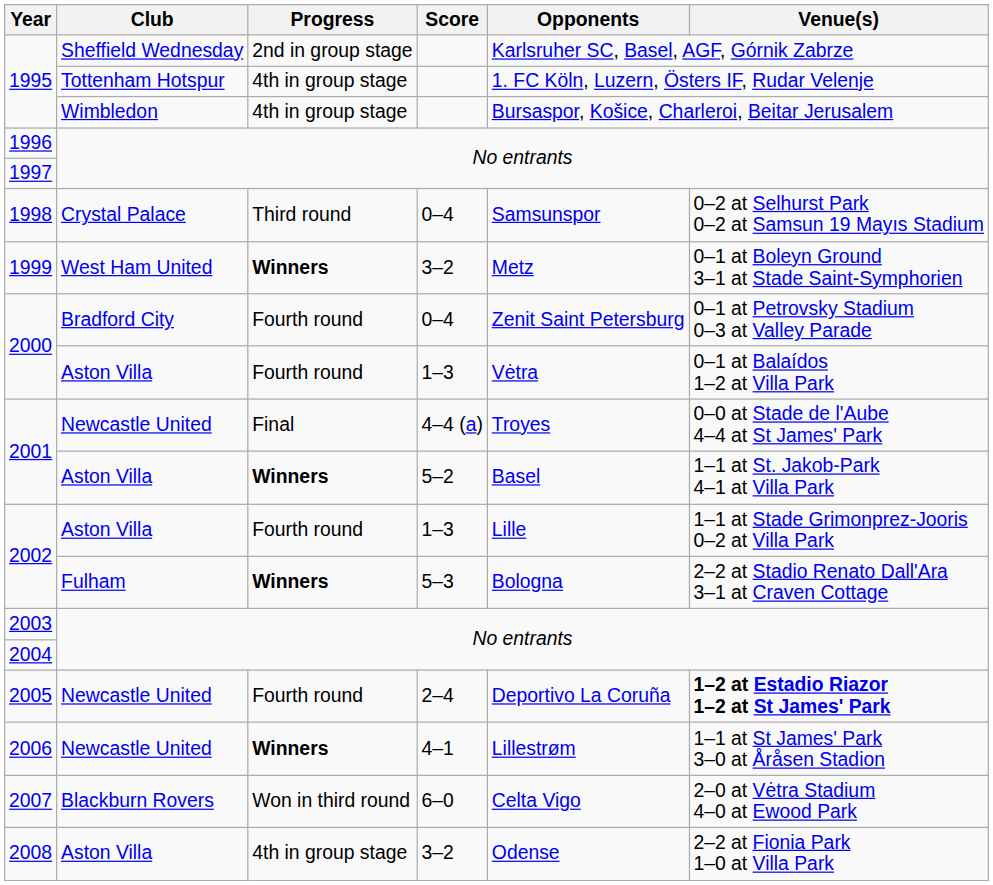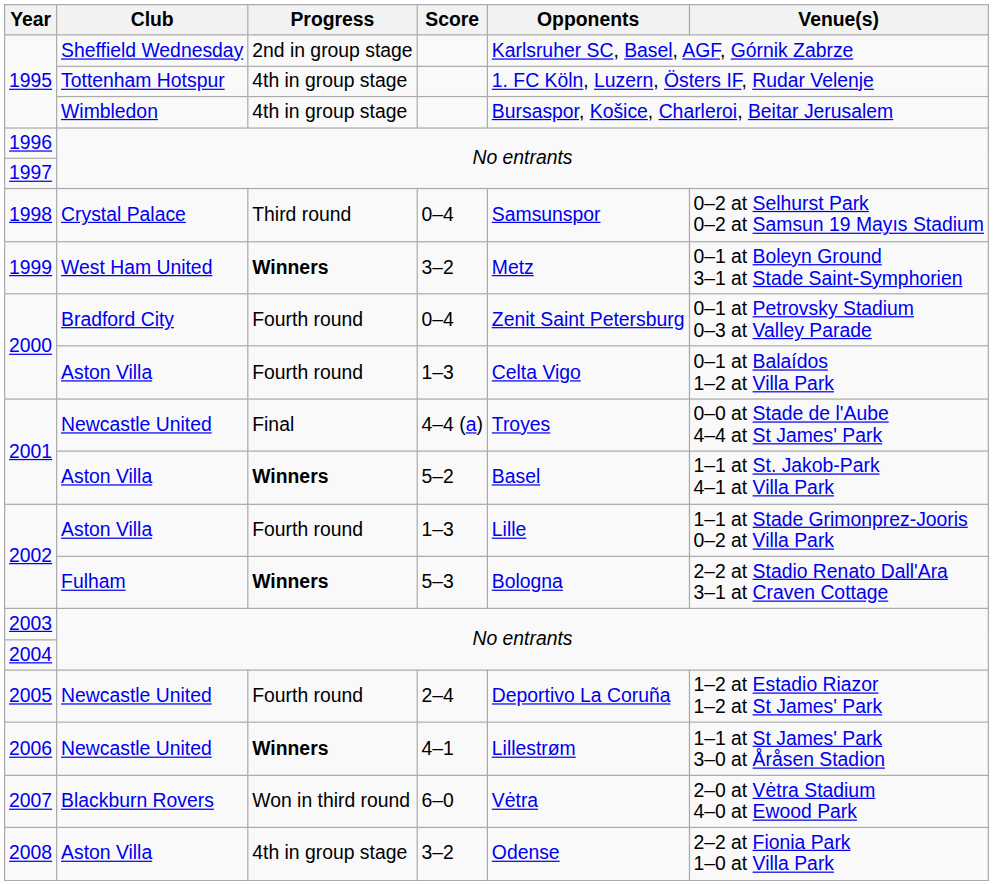(515, 372) Vėtra -> (536, 372) Celta Vigo
(792, 696) bold -> (788, 696) normal
(536, 801) Celta Vigo -> (515, 801) Vėtra
